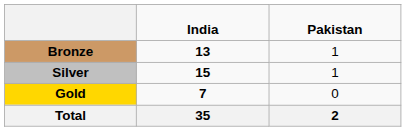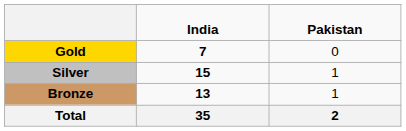rows swapped: (71, 94) <-> (71, 51)
